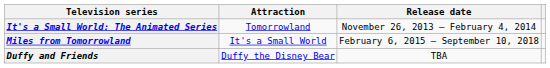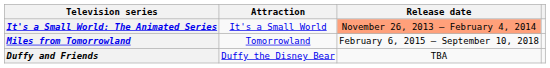(278, 26) Tomorrowland -> (278, 26) It's a Small World
(439, 26) no background -> (439, 26) lightsalmon background
(278, 41) It's a Small World -> (278, 41) Tomorrowland
